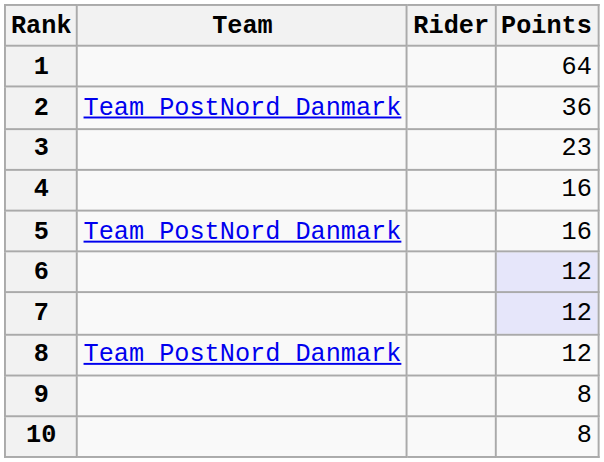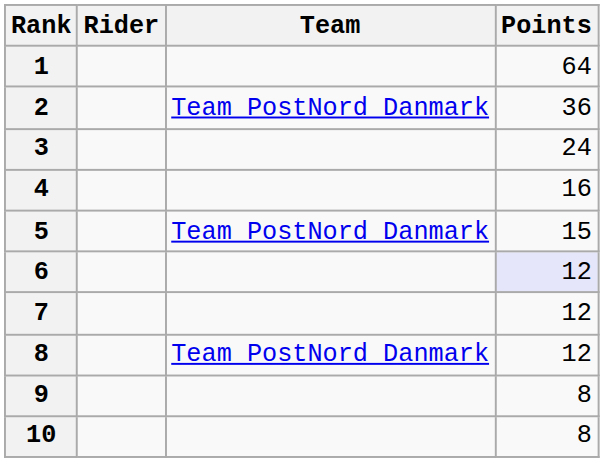columns swapped: (451, 26) <-> (242, 26)
(577, 149) 23 -> (577, 149) 24
(577, 231) 16 -> (577, 231) 15
(577, 313) lavender background -> (577, 313) no background
